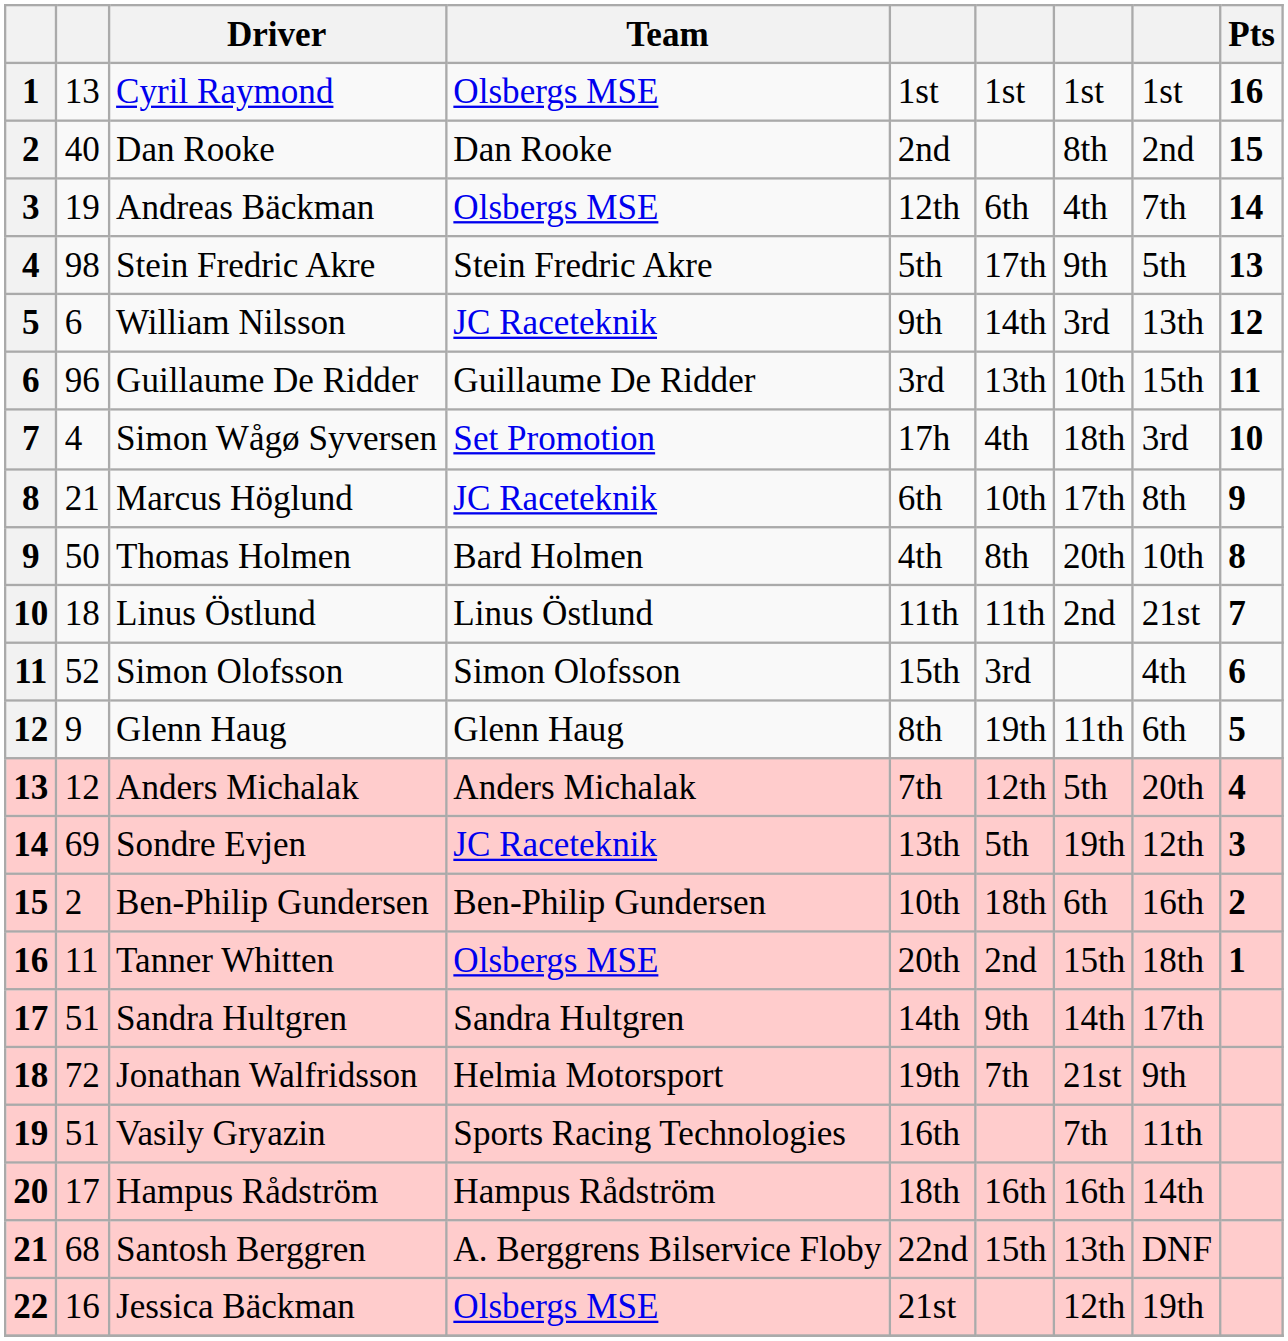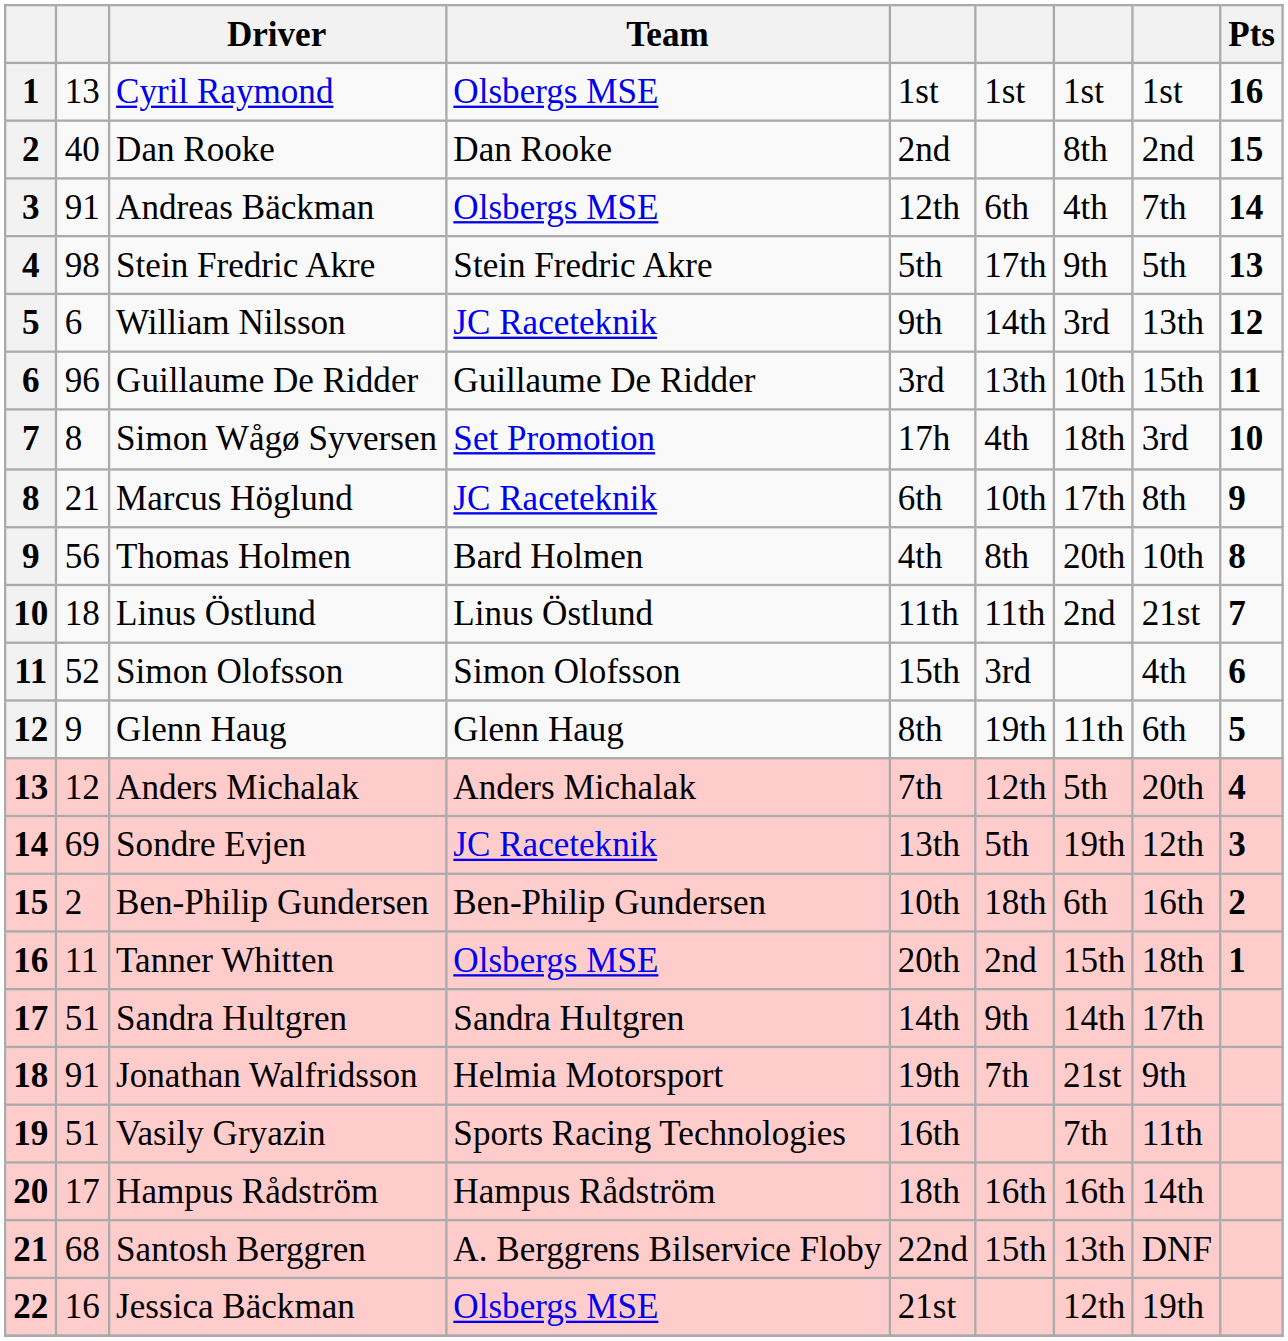(82, 207) 19 -> (82, 207) 91
(73, 438) 4 -> (73, 438) 8
(82, 554) 50 -> (82, 554) 56
(82, 1075) 72 -> (82, 1075) 91
